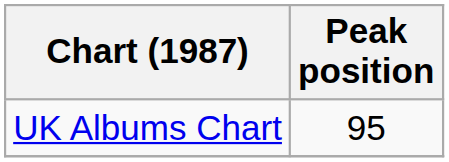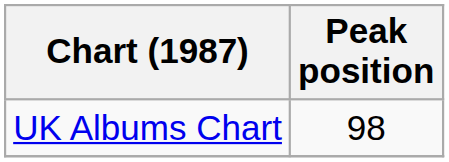(366, 127) 95 -> (366, 127) 98
